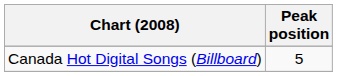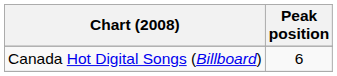(299, 58) 5 -> (299, 58) 6
